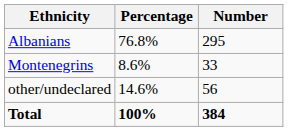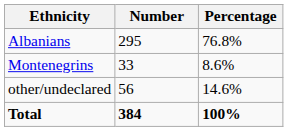columns swapped: (241, 16) <-> (157, 16)
